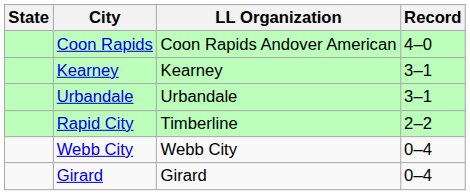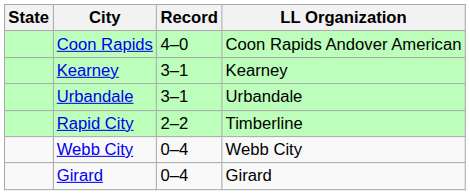columns swapped: (279, 17) <-> (433, 17)
